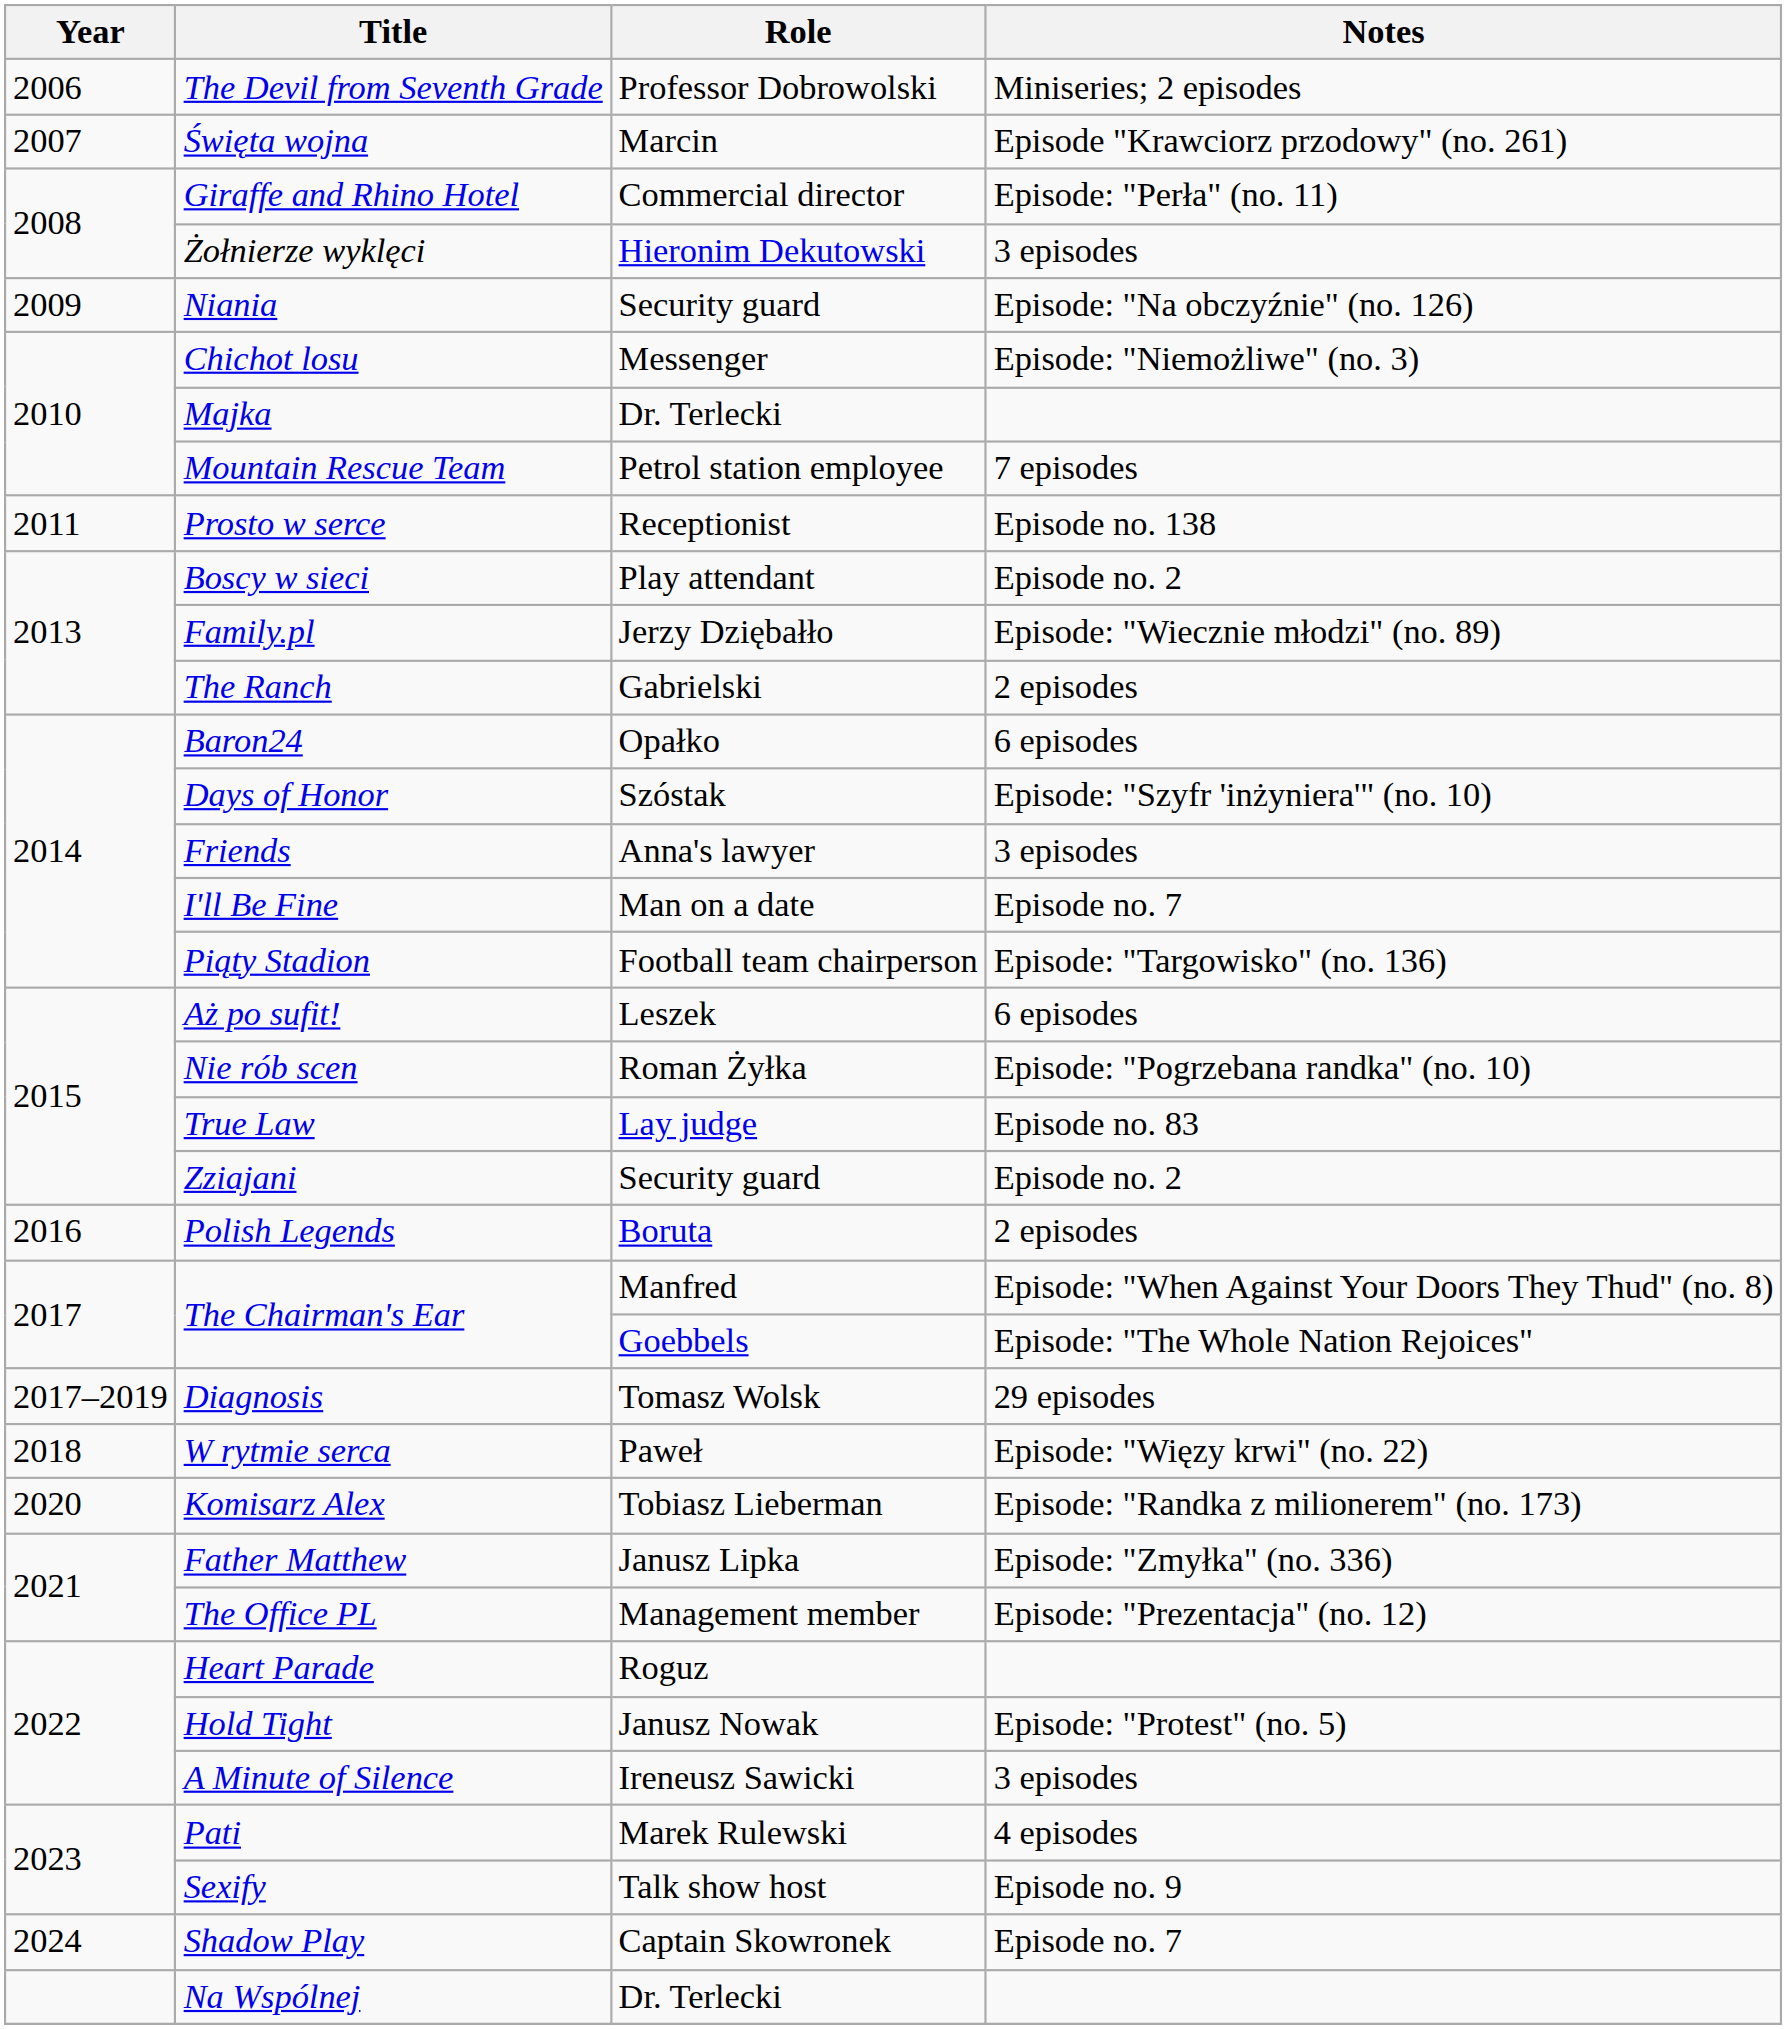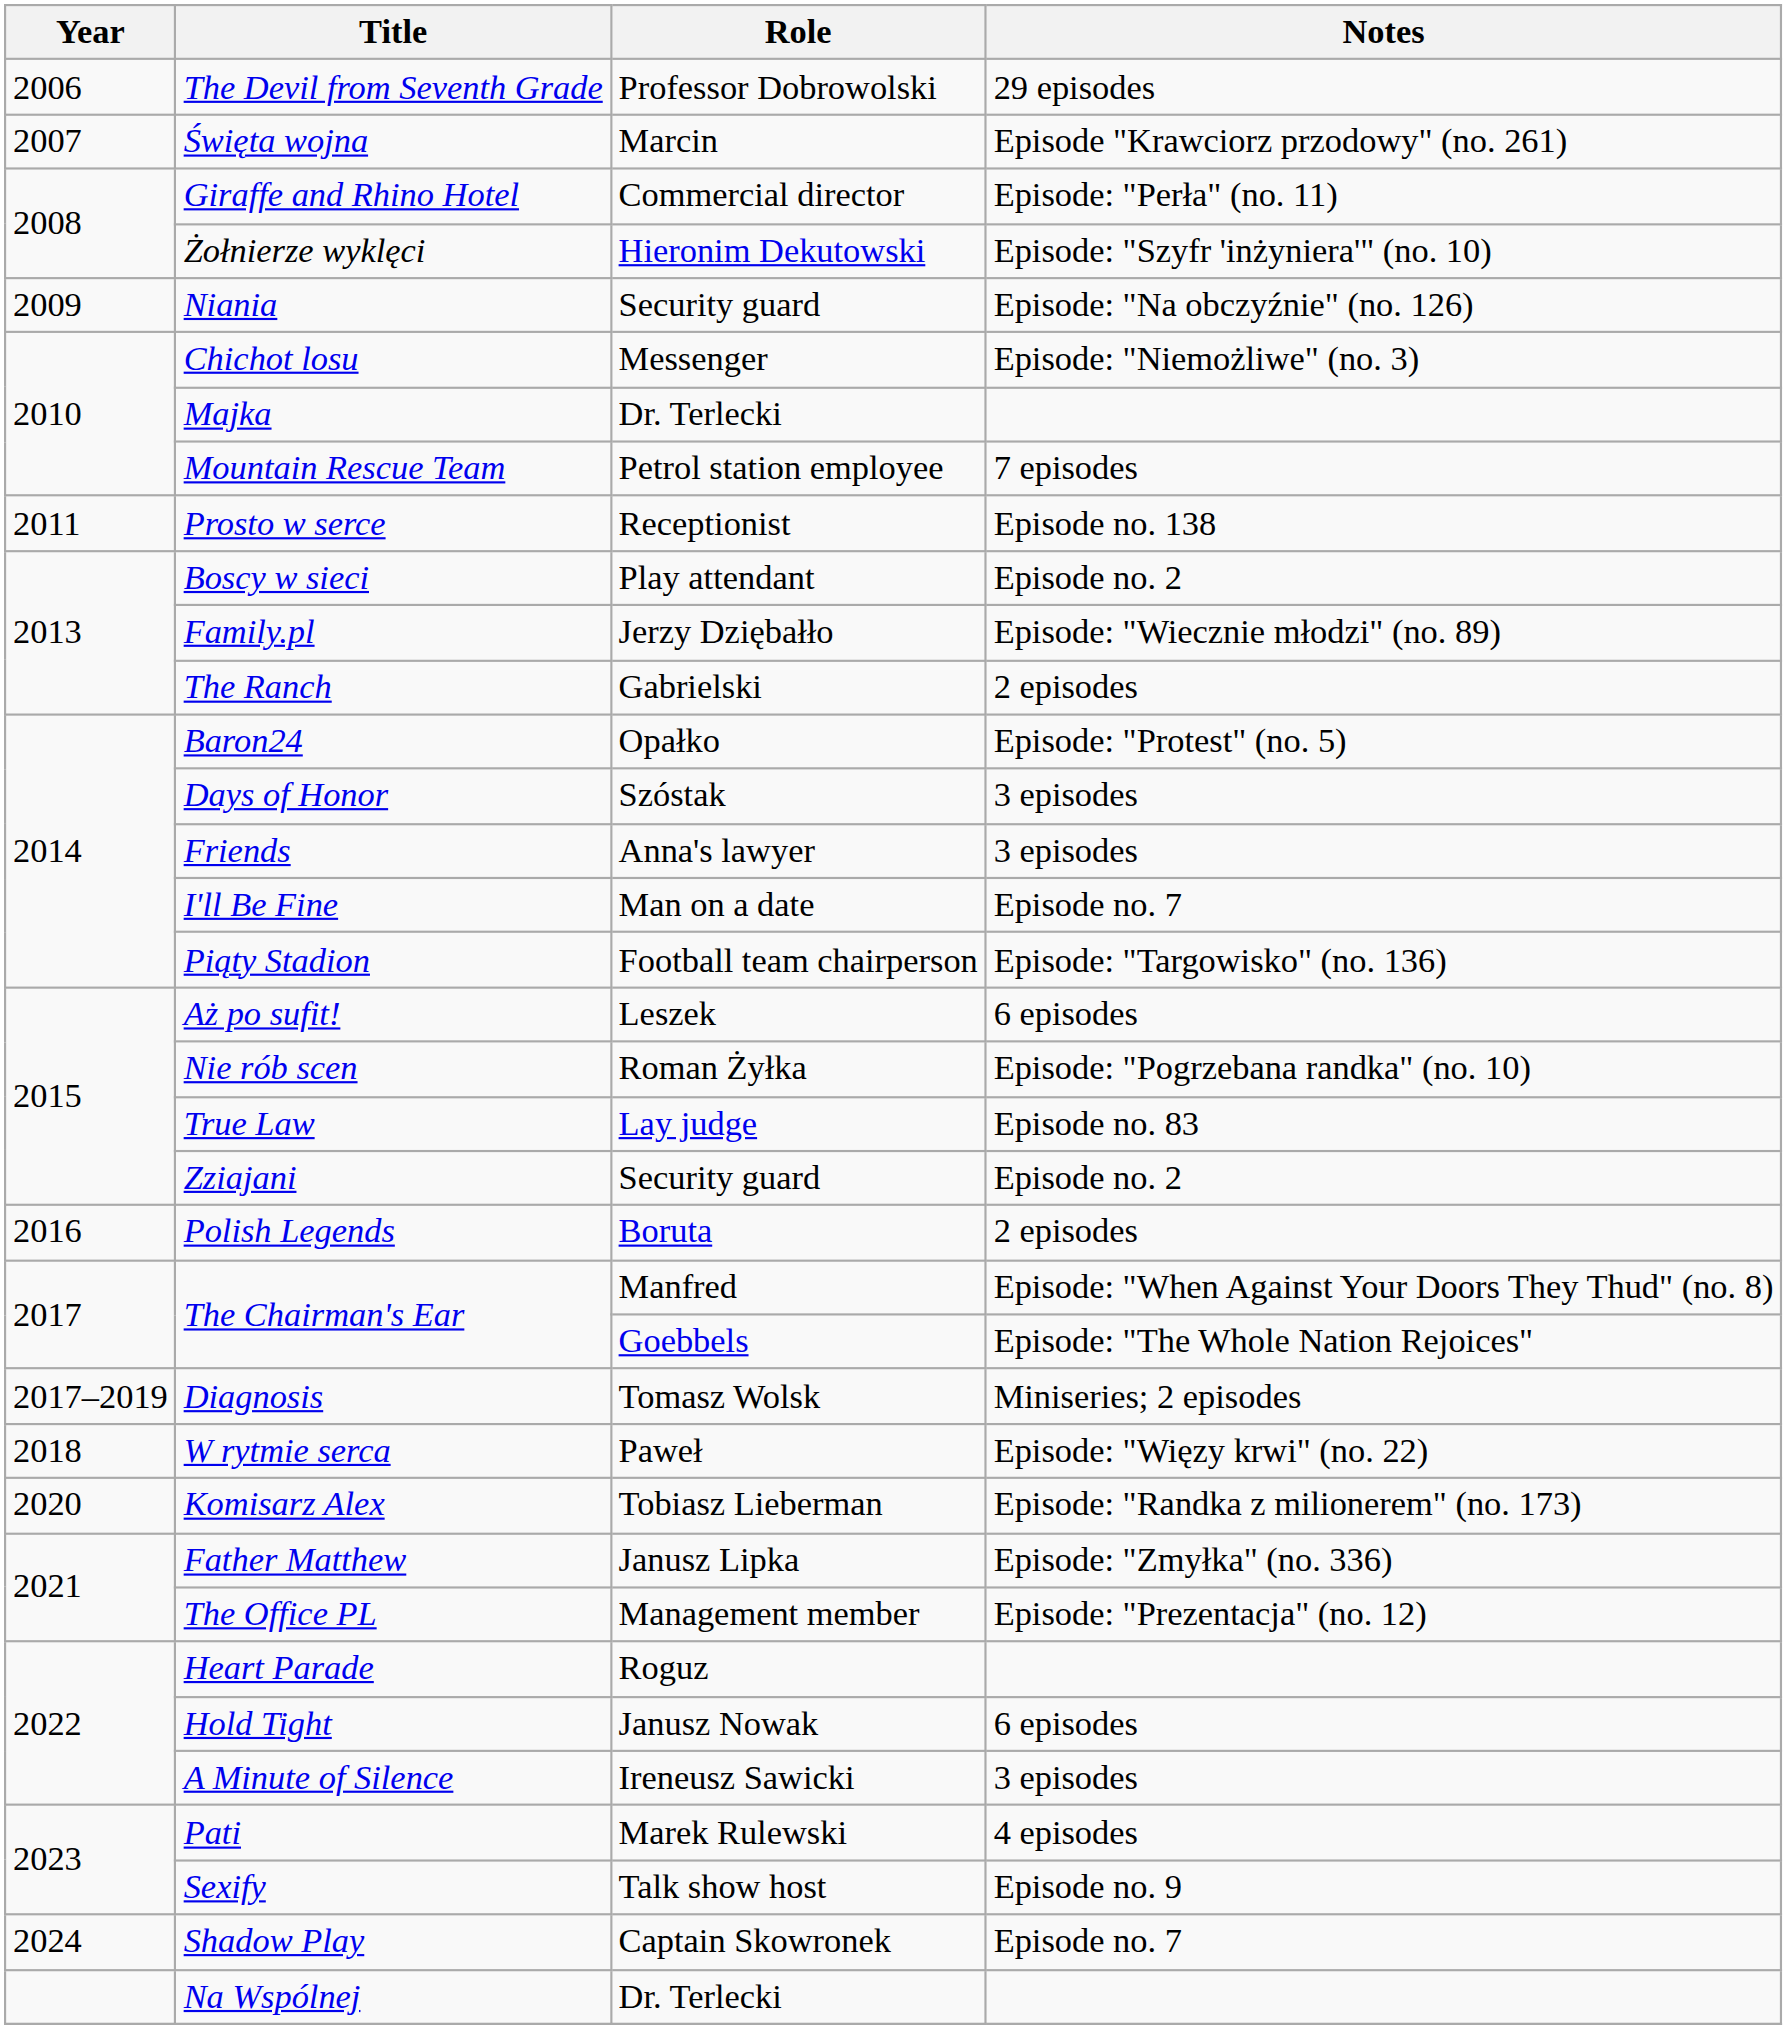(1147, 86) Miniseries; 2 episodes -> (1074, 86) 29 episodes
(1066, 250) 3 episodes -> (1243, 250) Episode: "Szyfr 'inżyniera'" (no. 10)
(1066, 741) 6 episodes -> (1170, 741) Episode: "Protest" (no. 5)
(1243, 795) Episode: "Szyfr 'inżyniera'" (no. 10) -> (1066, 795) 3 episodes
(1074, 1395) 29 episodes -> (1147, 1395) Miniseries; 2 episodes
(1170, 1723) Episode: "Protest" (no. 5) -> (1066, 1723) 6 episodes
